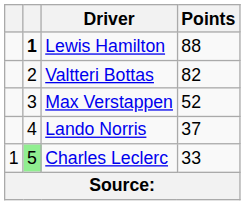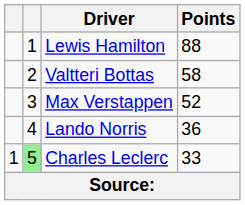(32, 46) bold -> (32, 46) normal
(191, 74) 82 -> (191, 74) 58
(191, 130) 37 -> (191, 130) 36
